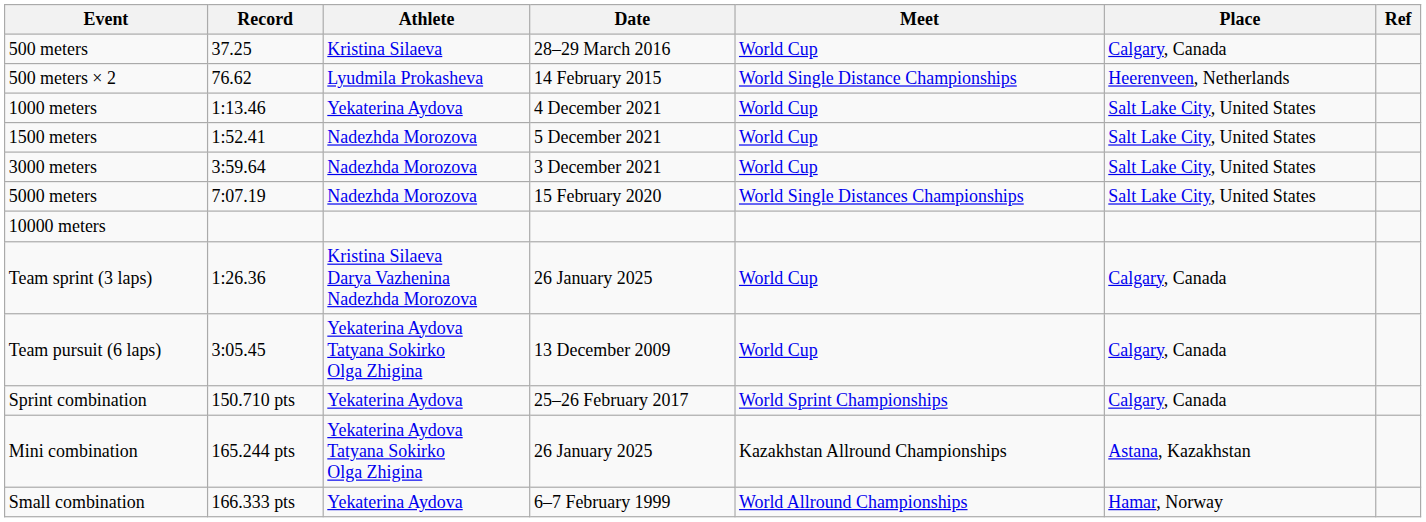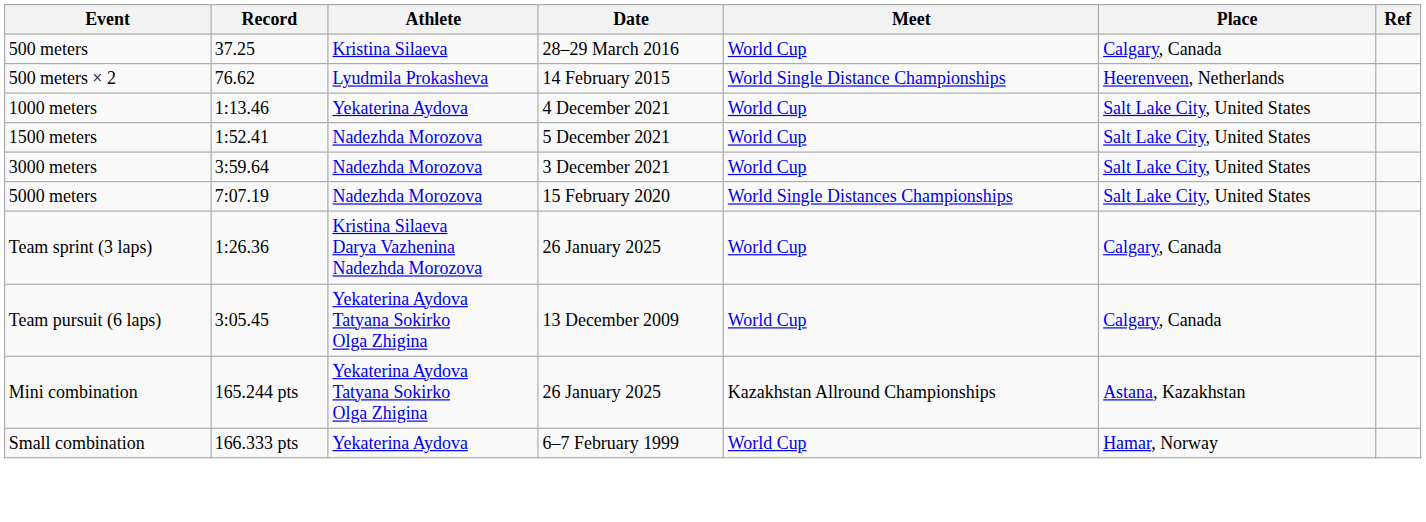- row: (57, 226)
- row: (78, 400)
(853, 501) World Allround Championships -> (767, 442) World Cup
